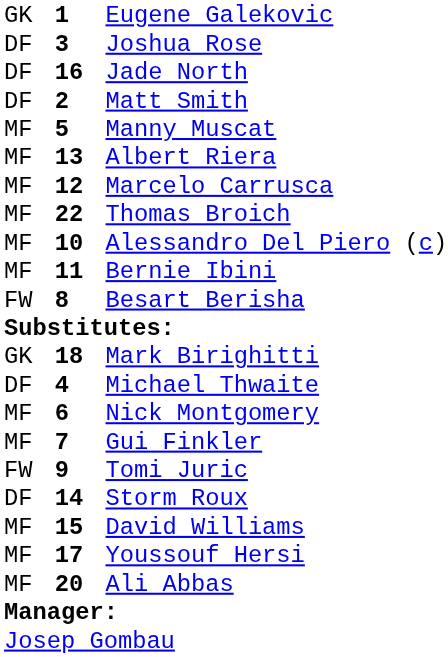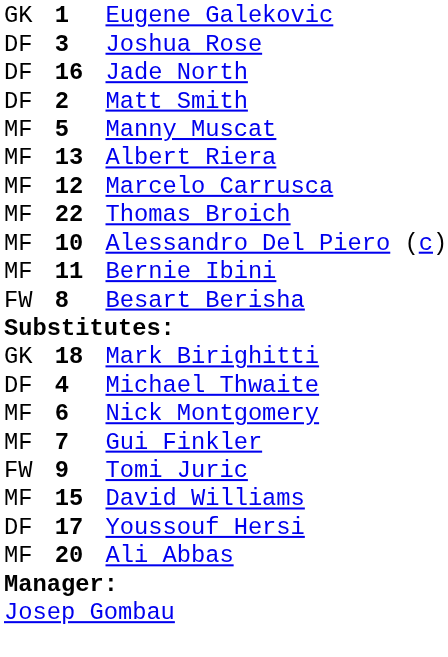- row: (177, 499)
(18, 556) MF -> (18, 528) DF
